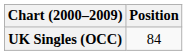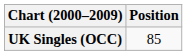(154, 38) 84 -> (154, 38) 85
